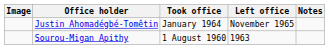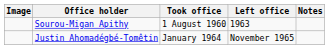rows swapped: (82, 38) <-> (96, 24)
